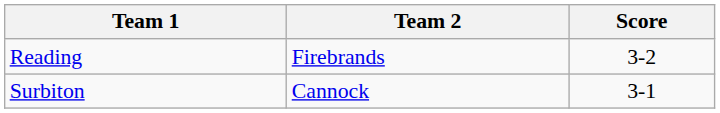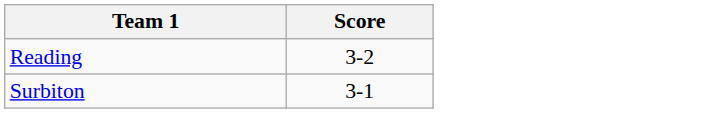- column: (428, 21)
